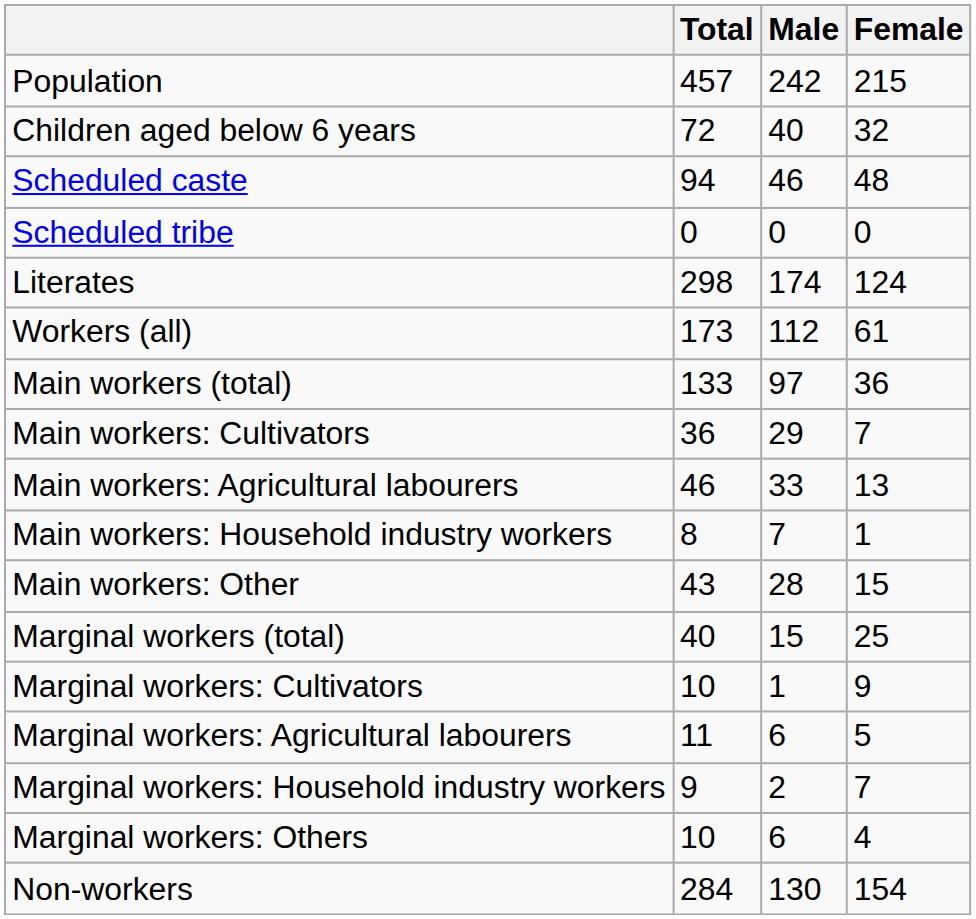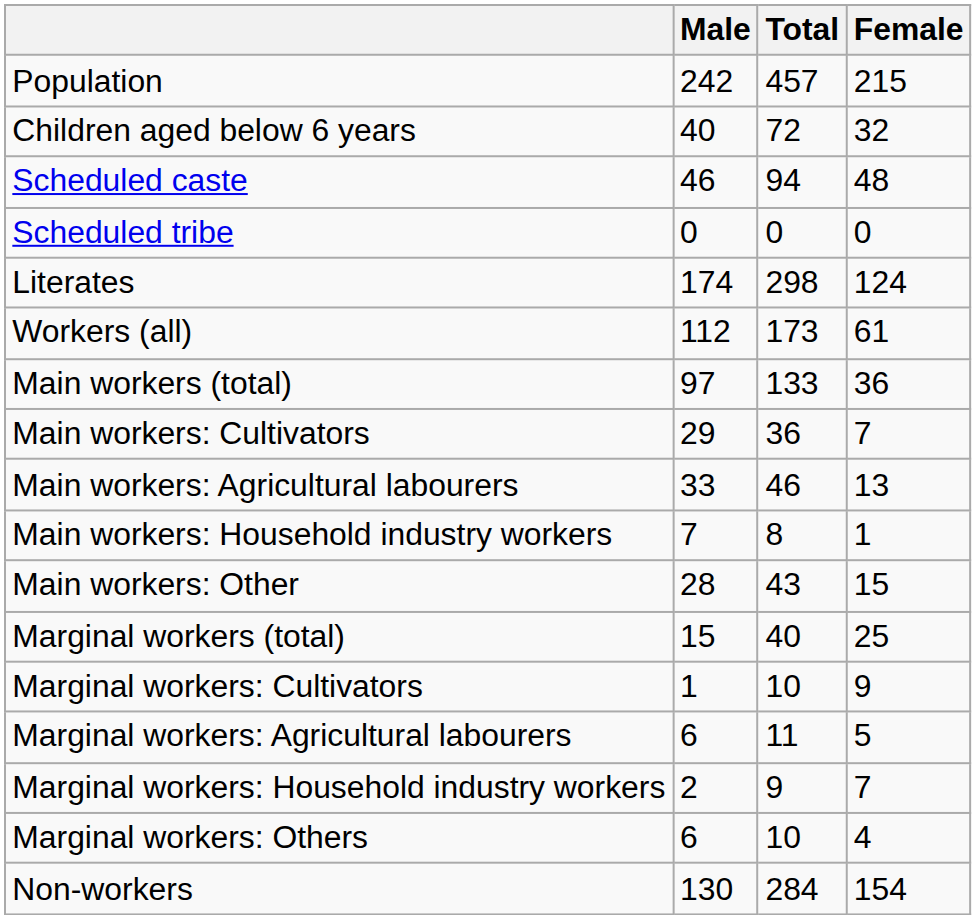columns swapped: (717, 29) <-> (804, 29)
